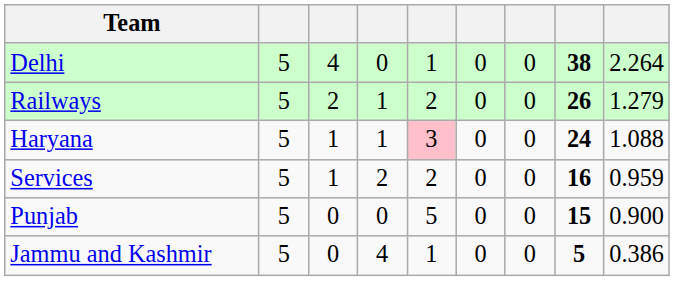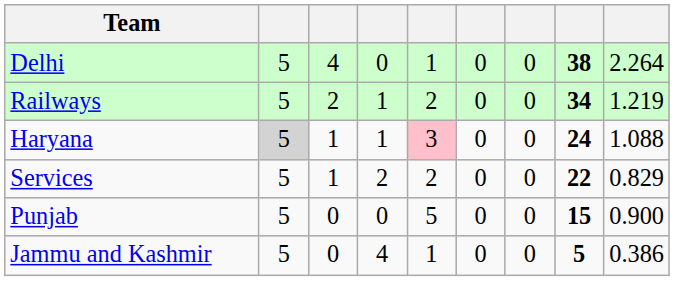(579, 100) 26 -> (579, 100) 34
(637, 100) 1.279 -> (637, 100) 1.219
(284, 139) no background -> (284, 139) lightgrey background
(579, 178) 16 -> (579, 178) 22
(637, 178) 0.959 -> (637, 178) 0.829
